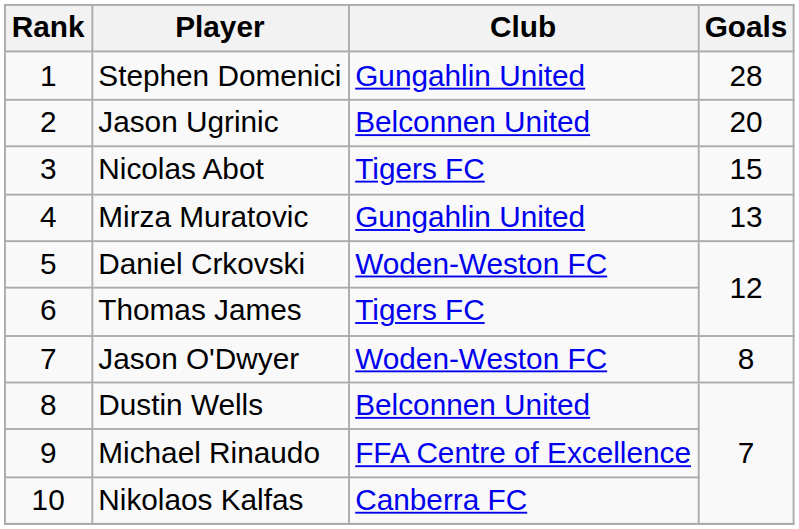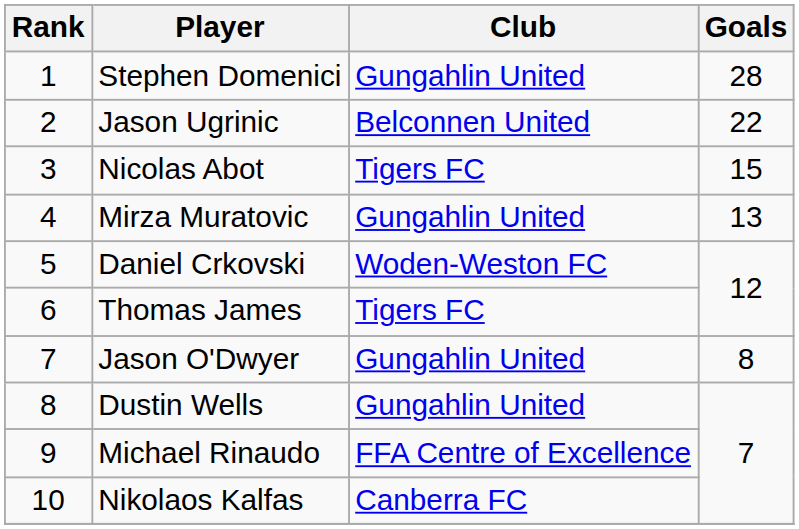(746, 122) 20 -> (746, 122) 22
(481, 358) Woden-Weston FC -> (470, 358) Gungahlin United
(473, 405) Belconnen United -> (470, 405) Gungahlin United
